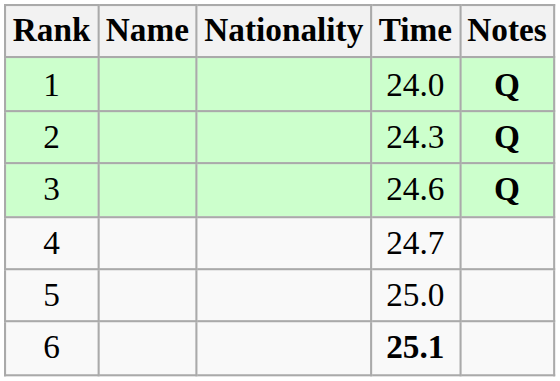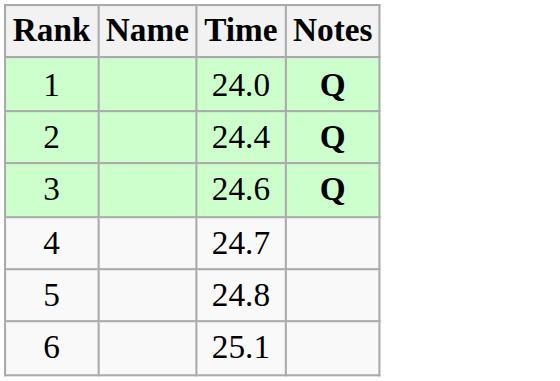- column: (284, 30)
(415, 136) 24.3 -> (241, 136) 24.4
(415, 294) 25.0 -> (241, 294) 24.8
(415, 347) bold -> (241, 347) normal
